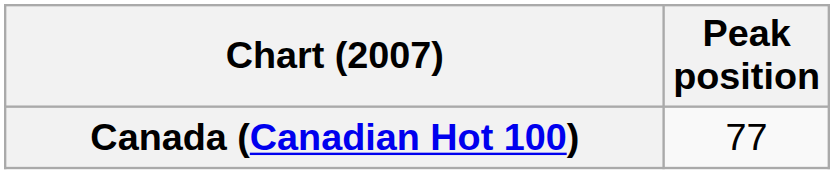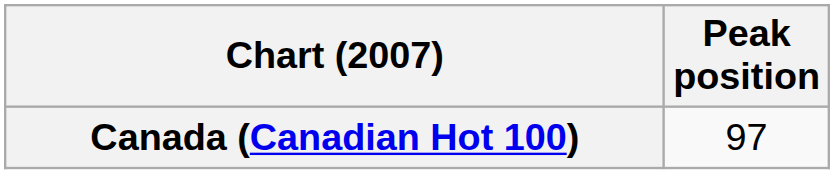(747, 136) 77 -> (747, 136) 97
